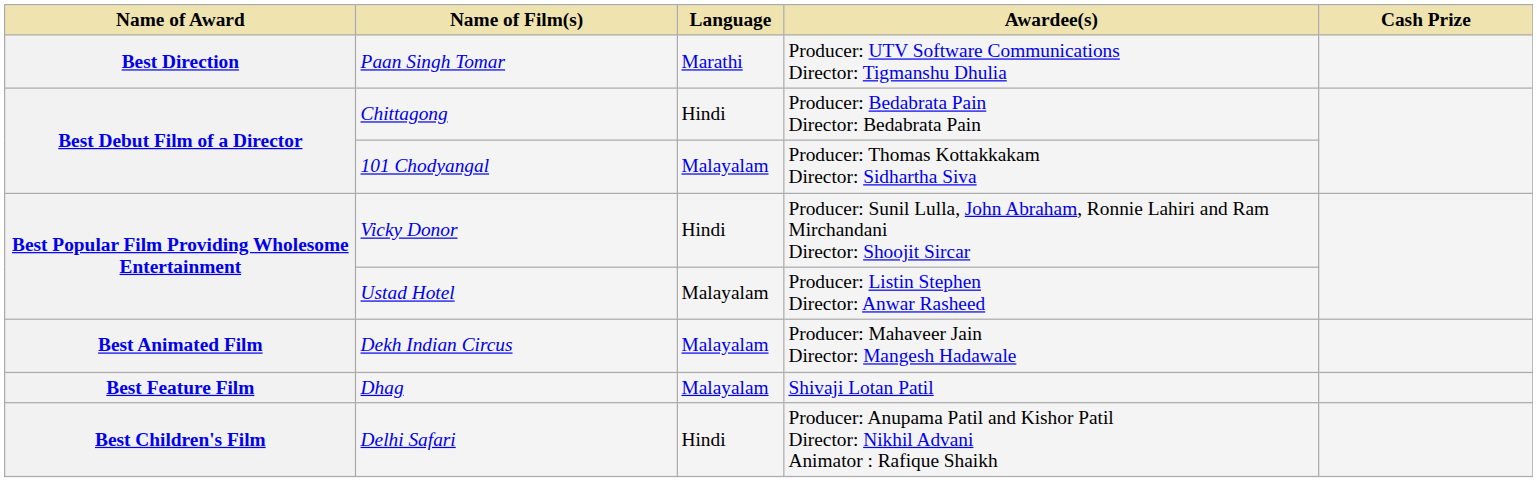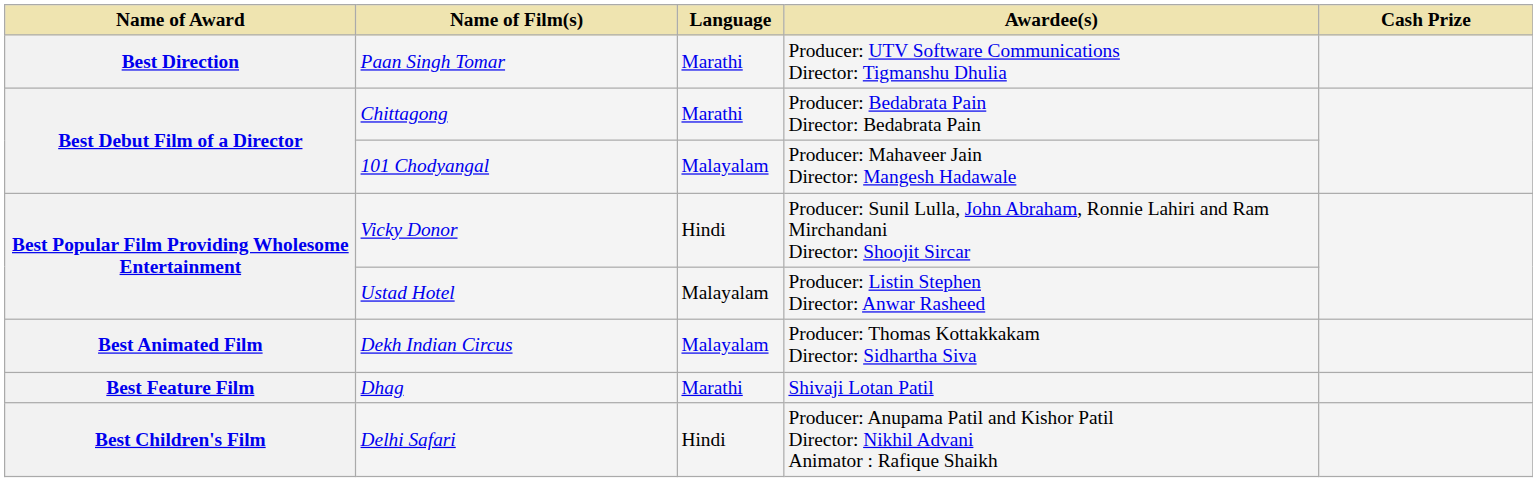(704, 113) Hindi -> (712, 113) Marathi
(914, 166) Producer: Thomas Kottakkakam Director: Sidhartha Siva -> (902, 166) Producer: Mahaveer Jain Director: Mangesh Hadawale
(902, 345) Producer: Mahaveer Jain Director: Mangesh Hadawale -> (914, 345) Producer: Thomas Kottakkakam Director: Sidhartha Siva
(725, 387) Malayalam -> (712, 387) Marathi
